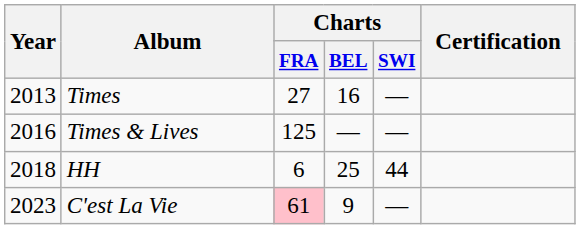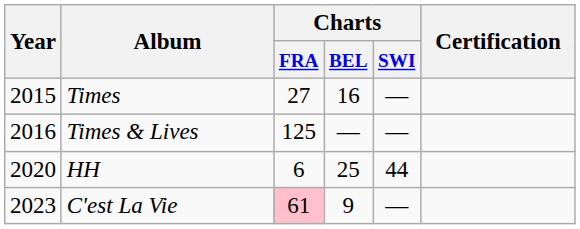(33, 95) 2013 -> (33, 95) 2015
(33, 168) 2018 -> (33, 168) 2020
